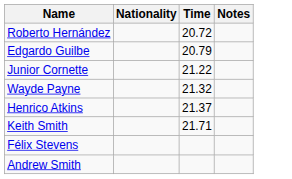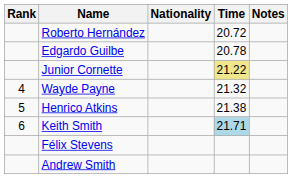+ column: (22, 14)
(197, 51) 20.79 -> (231, 51) 20.78
(197, 70) no background -> (231, 70) khaki background
(197, 108) 21.37 -> (231, 108) 21.38
(197, 127) no background -> (231, 127) lightblue background
